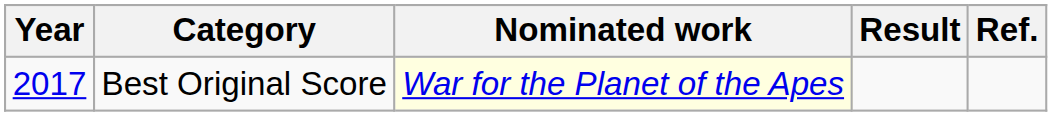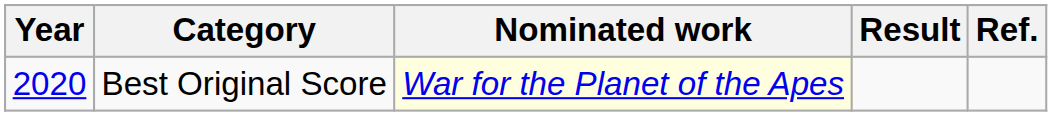(50, 83) 2017 -> (50, 83) 2020
